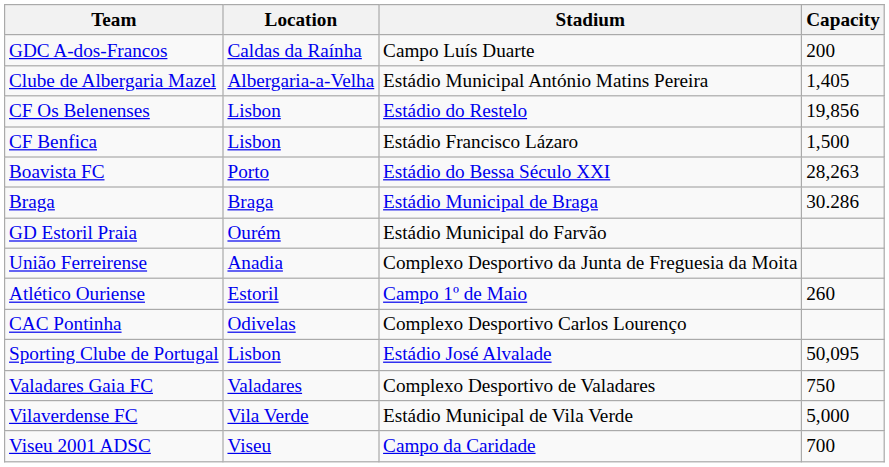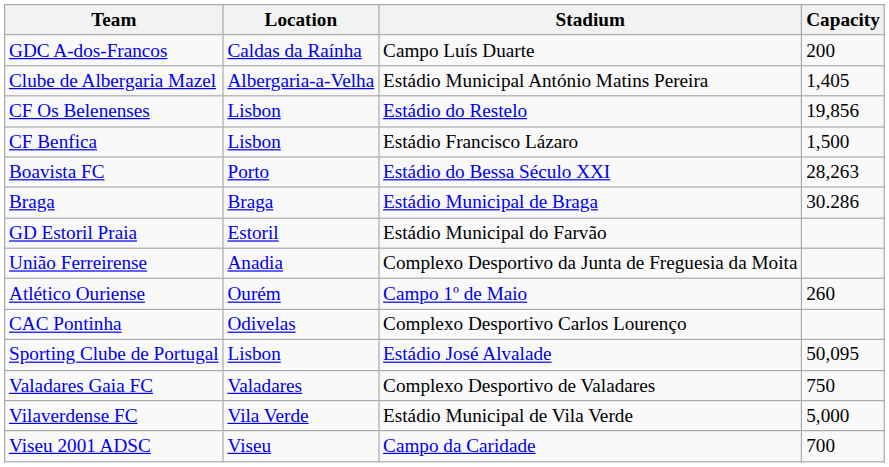(254, 232) Ourém -> (253, 232) Estoril
(253, 293) Estoril -> (254, 293) Ourém
